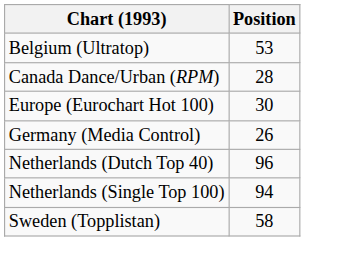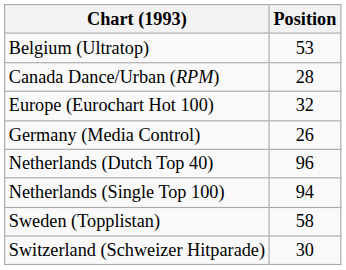(264, 105) 30 -> (305, 105) 32
+ row: (137, 250)
